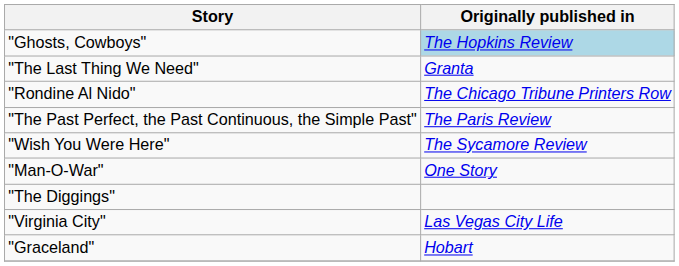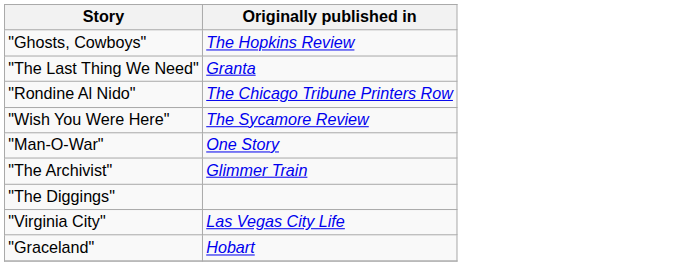(498, 42) lightblue background -> (280, 42) no background
- row: (212, 119)
+ row: (60, 171)
